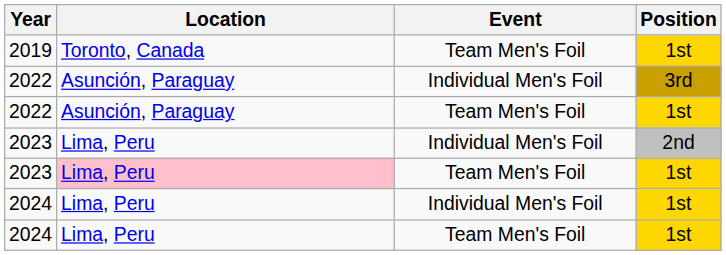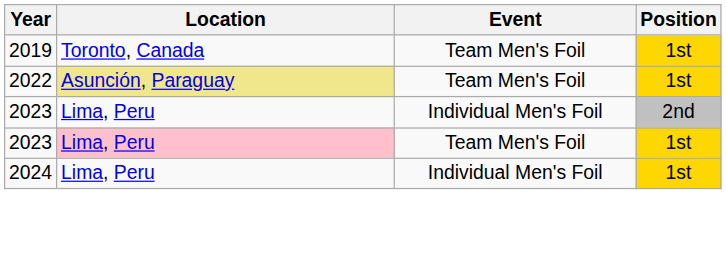- row: (31, 81)
(148, 111) no background -> (148, 81) khaki background
- row: (31, 234)
